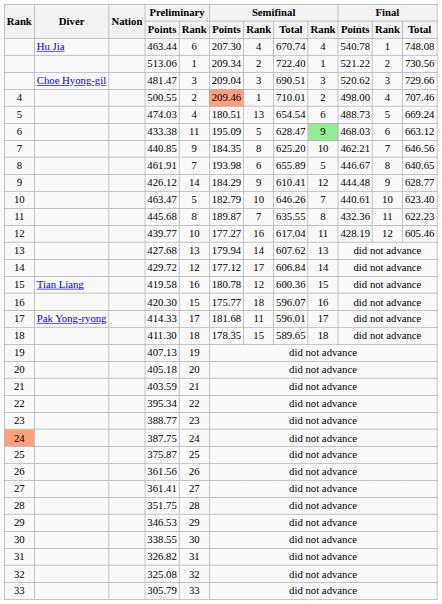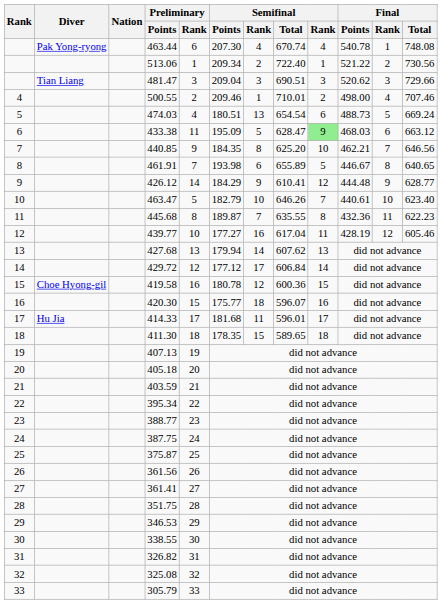(51, 47) Hu Jia -> (72, 47) Pak Yong-ryong
(71, 81) Choe Hyong-gil -> (60, 81) Tian Liang
(226, 98) lightsalmon background -> (226, 98) no background
(60, 285) Tian Liang -> (71, 285) Choe Hyong-gil
(72, 319) Pak Yong-ryong -> (51, 319) Hu Jia
(19, 438) lightsalmon background -> (19, 438) no background
